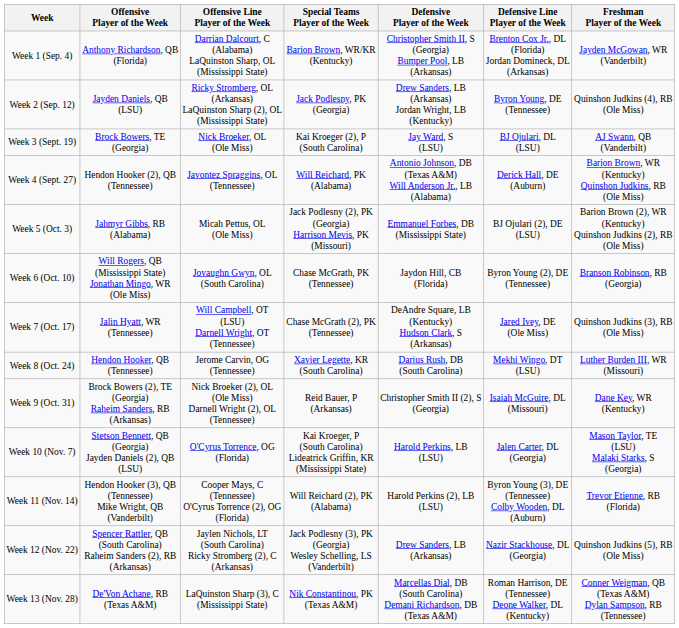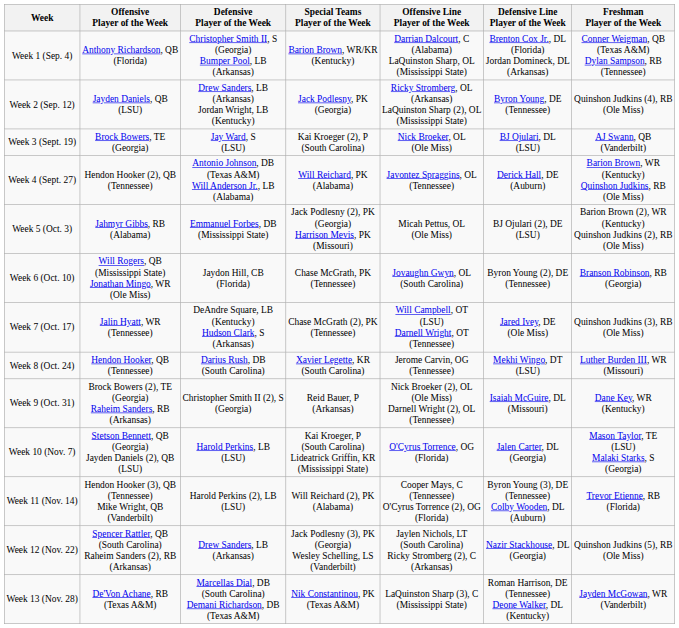columns swapped: (431, 18) <-> (232, 18)
(623, 55) Jayden McGowan, WR (Vanderbilt) -> (623, 55) Conner Weigman, QB (Texas A&M) Dylan Sampson, RB (Tennessee)
(623, 599) Conner Weigman, QB (Texas A&M) Dylan Sampson, RB (Tennessee) -> (623, 599) Jayden McGowan, WR (Vanderbilt)
